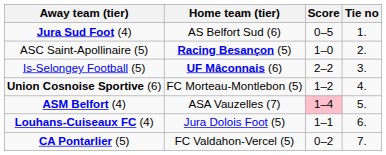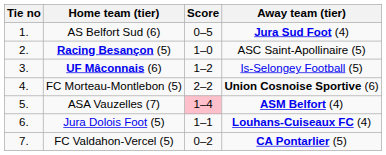columns swapped: (362, 13) <-> (84, 13)
(324, 68) 2–2 -> (203, 68) 1–2
(324, 86) 1–2 -> (203, 86) 2–2
